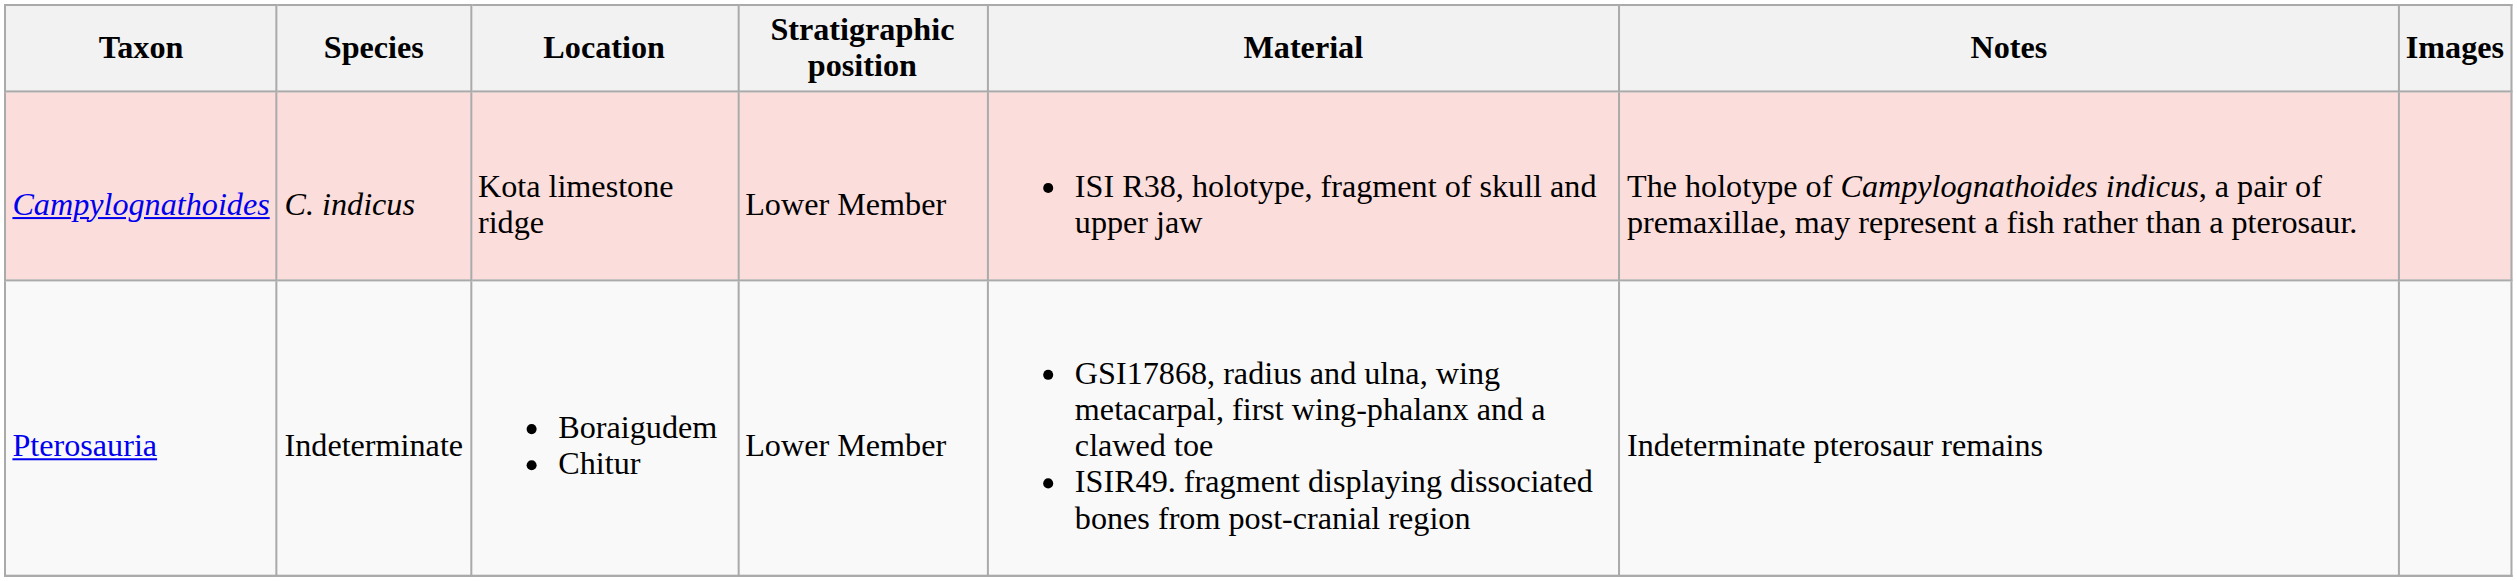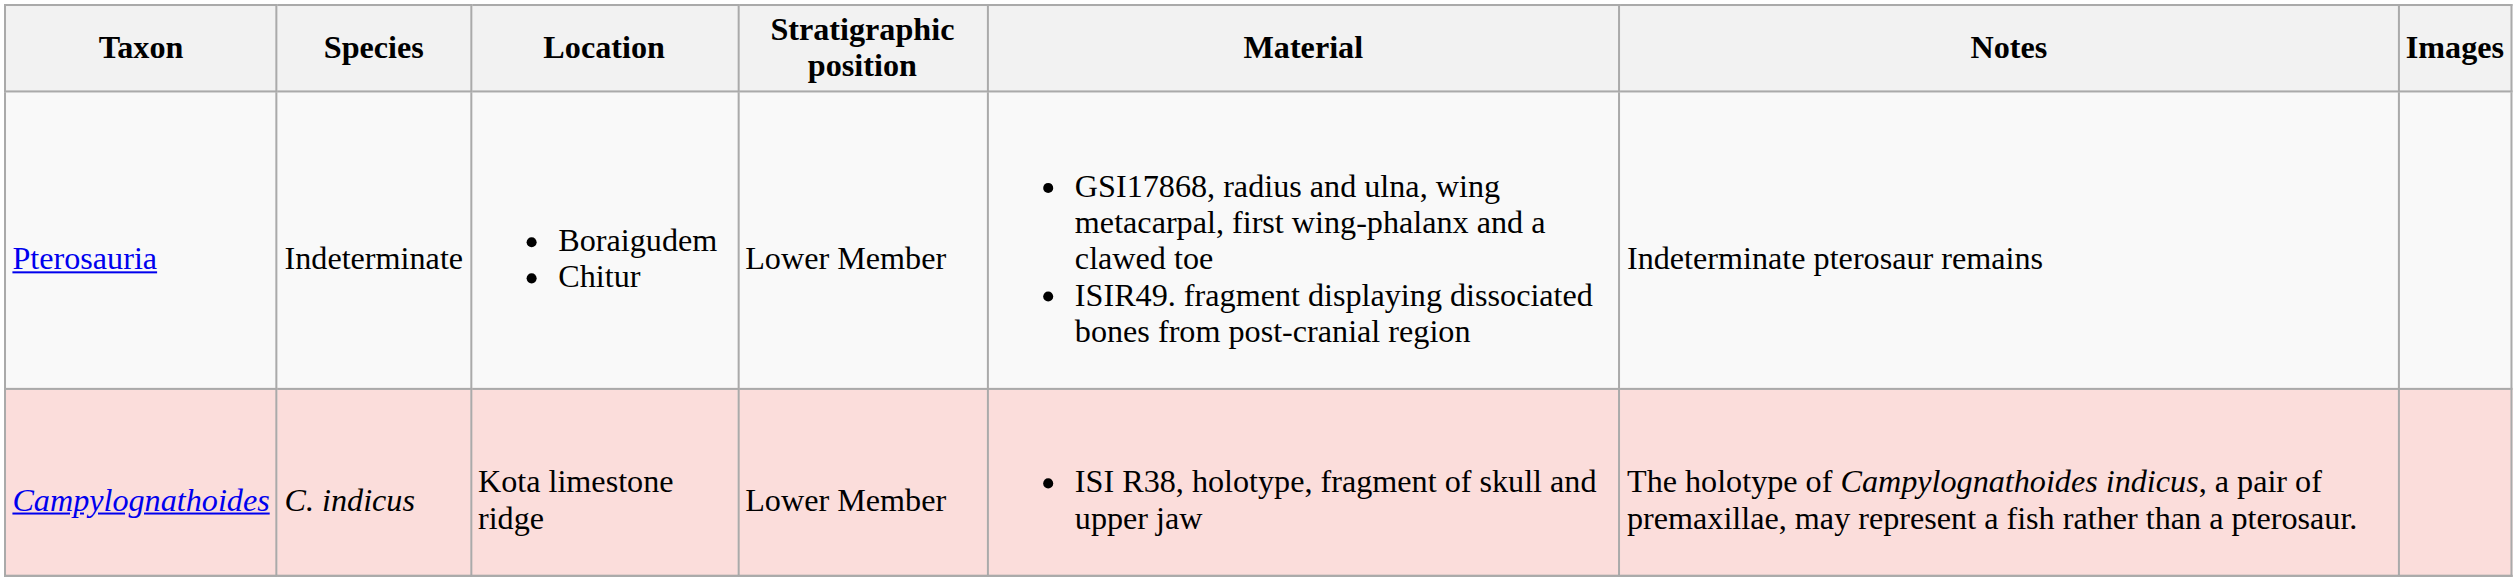rows swapped: (141, 203) <-> (85, 445)
